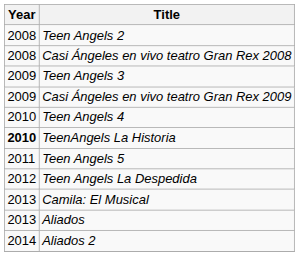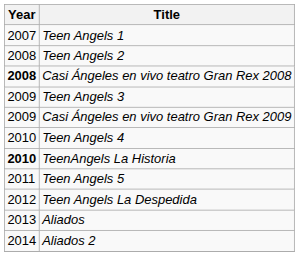+ row: (83, 35)
(22, 55) normal -> (22, 76) bold
- row: (95, 199)
